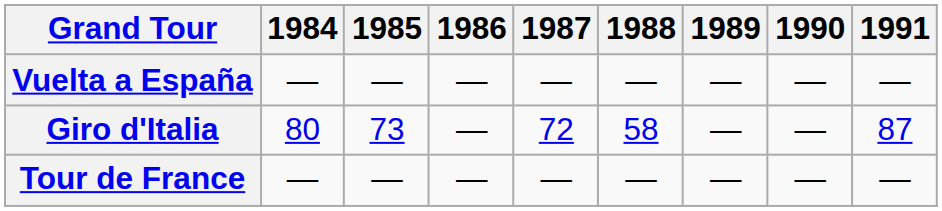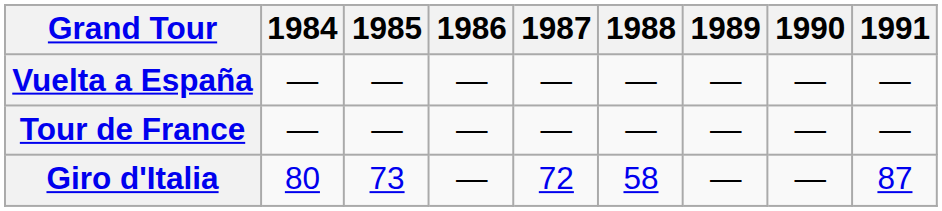rows swapped: (133, 129) <-> (133, 179)
